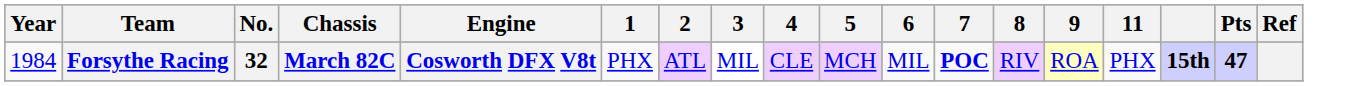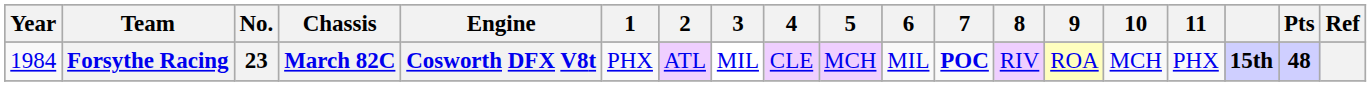+ column: (1136, 23)
(256, 60) 32 -> (256, 60) 23
(1236, 60) 47 -> (1299, 60) 48
